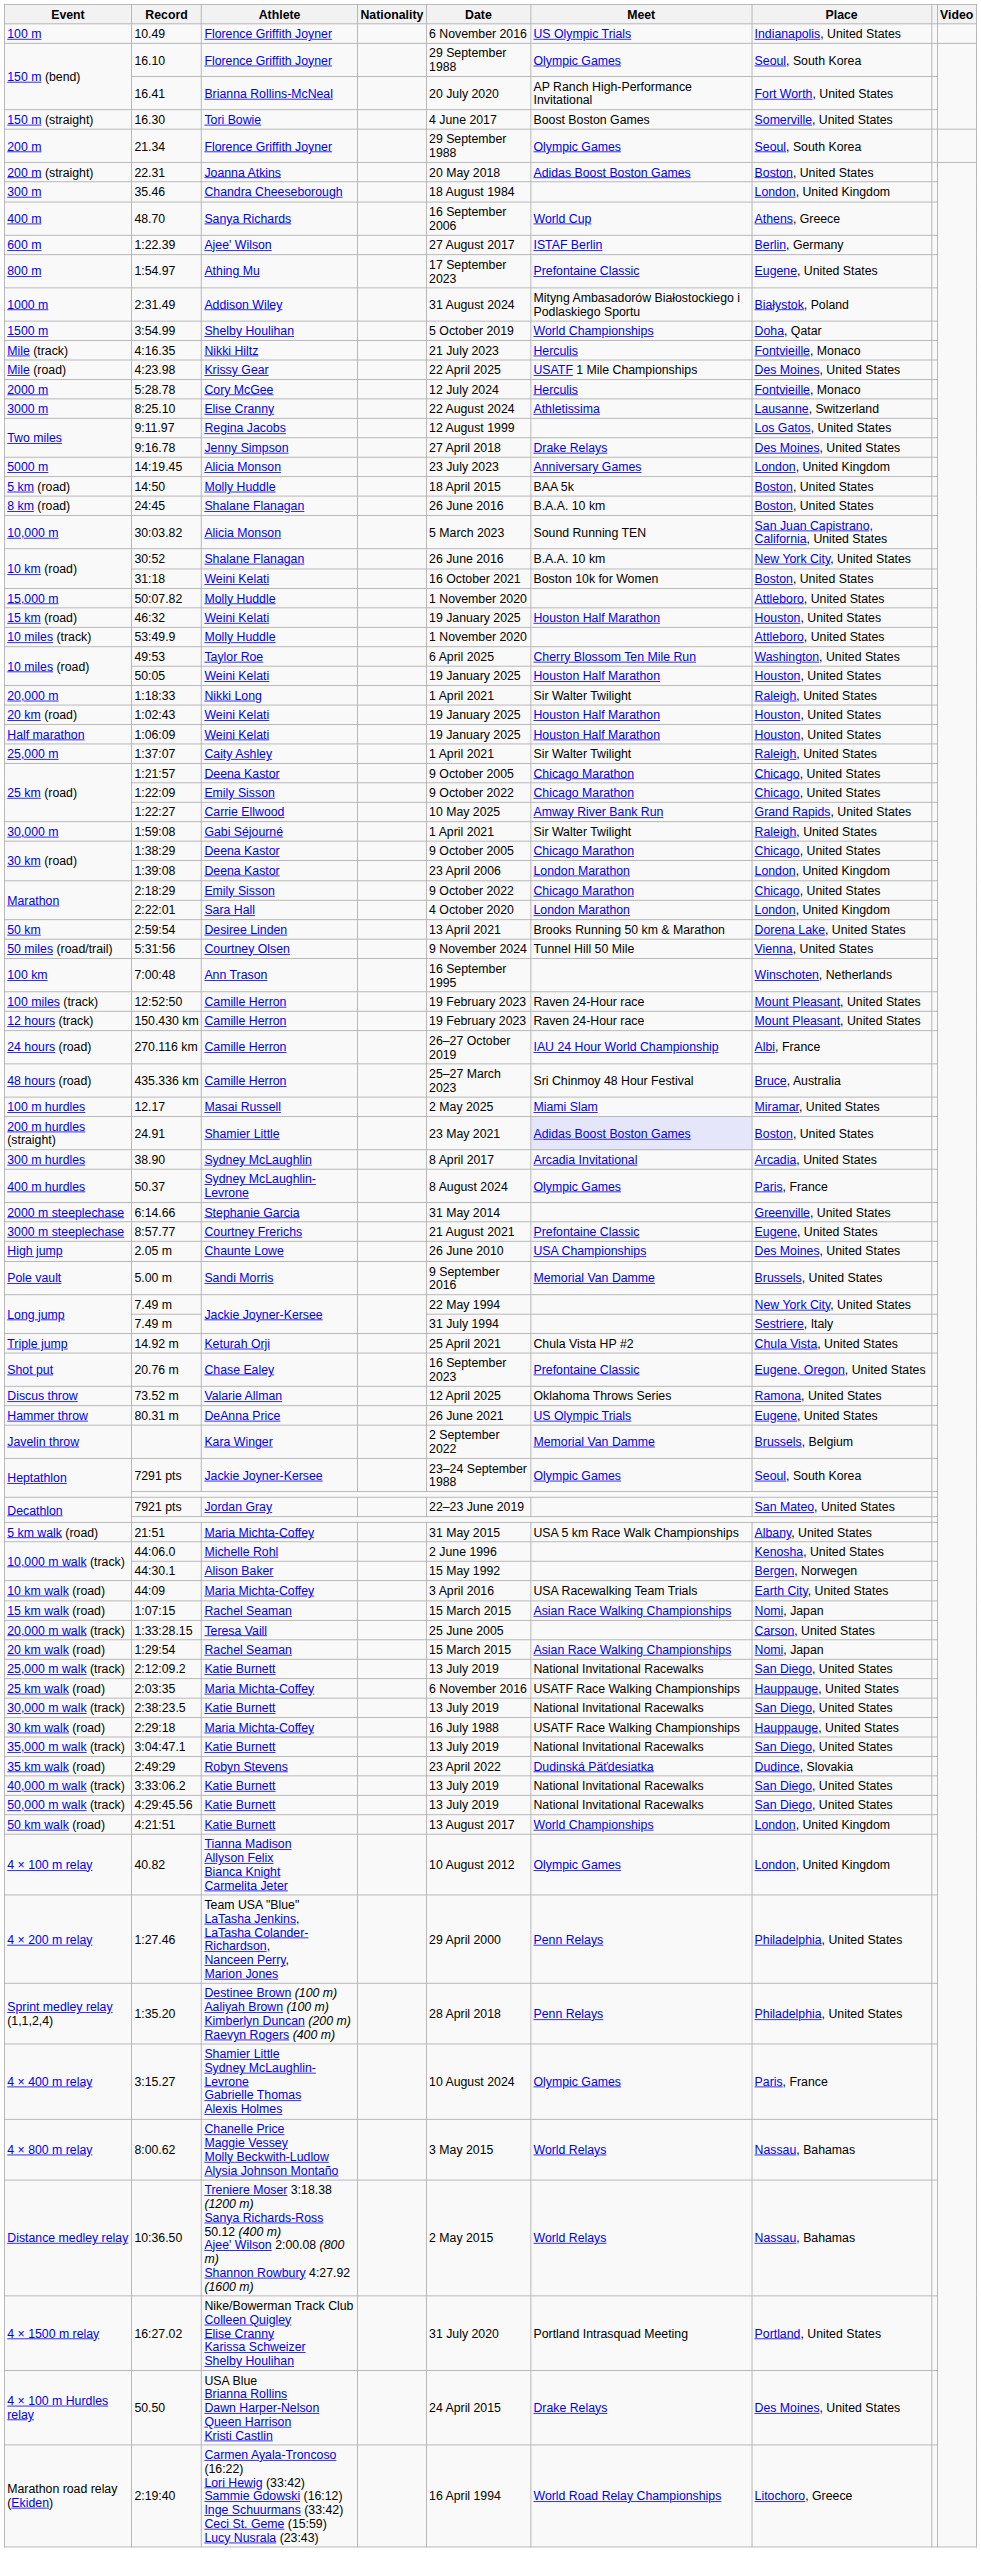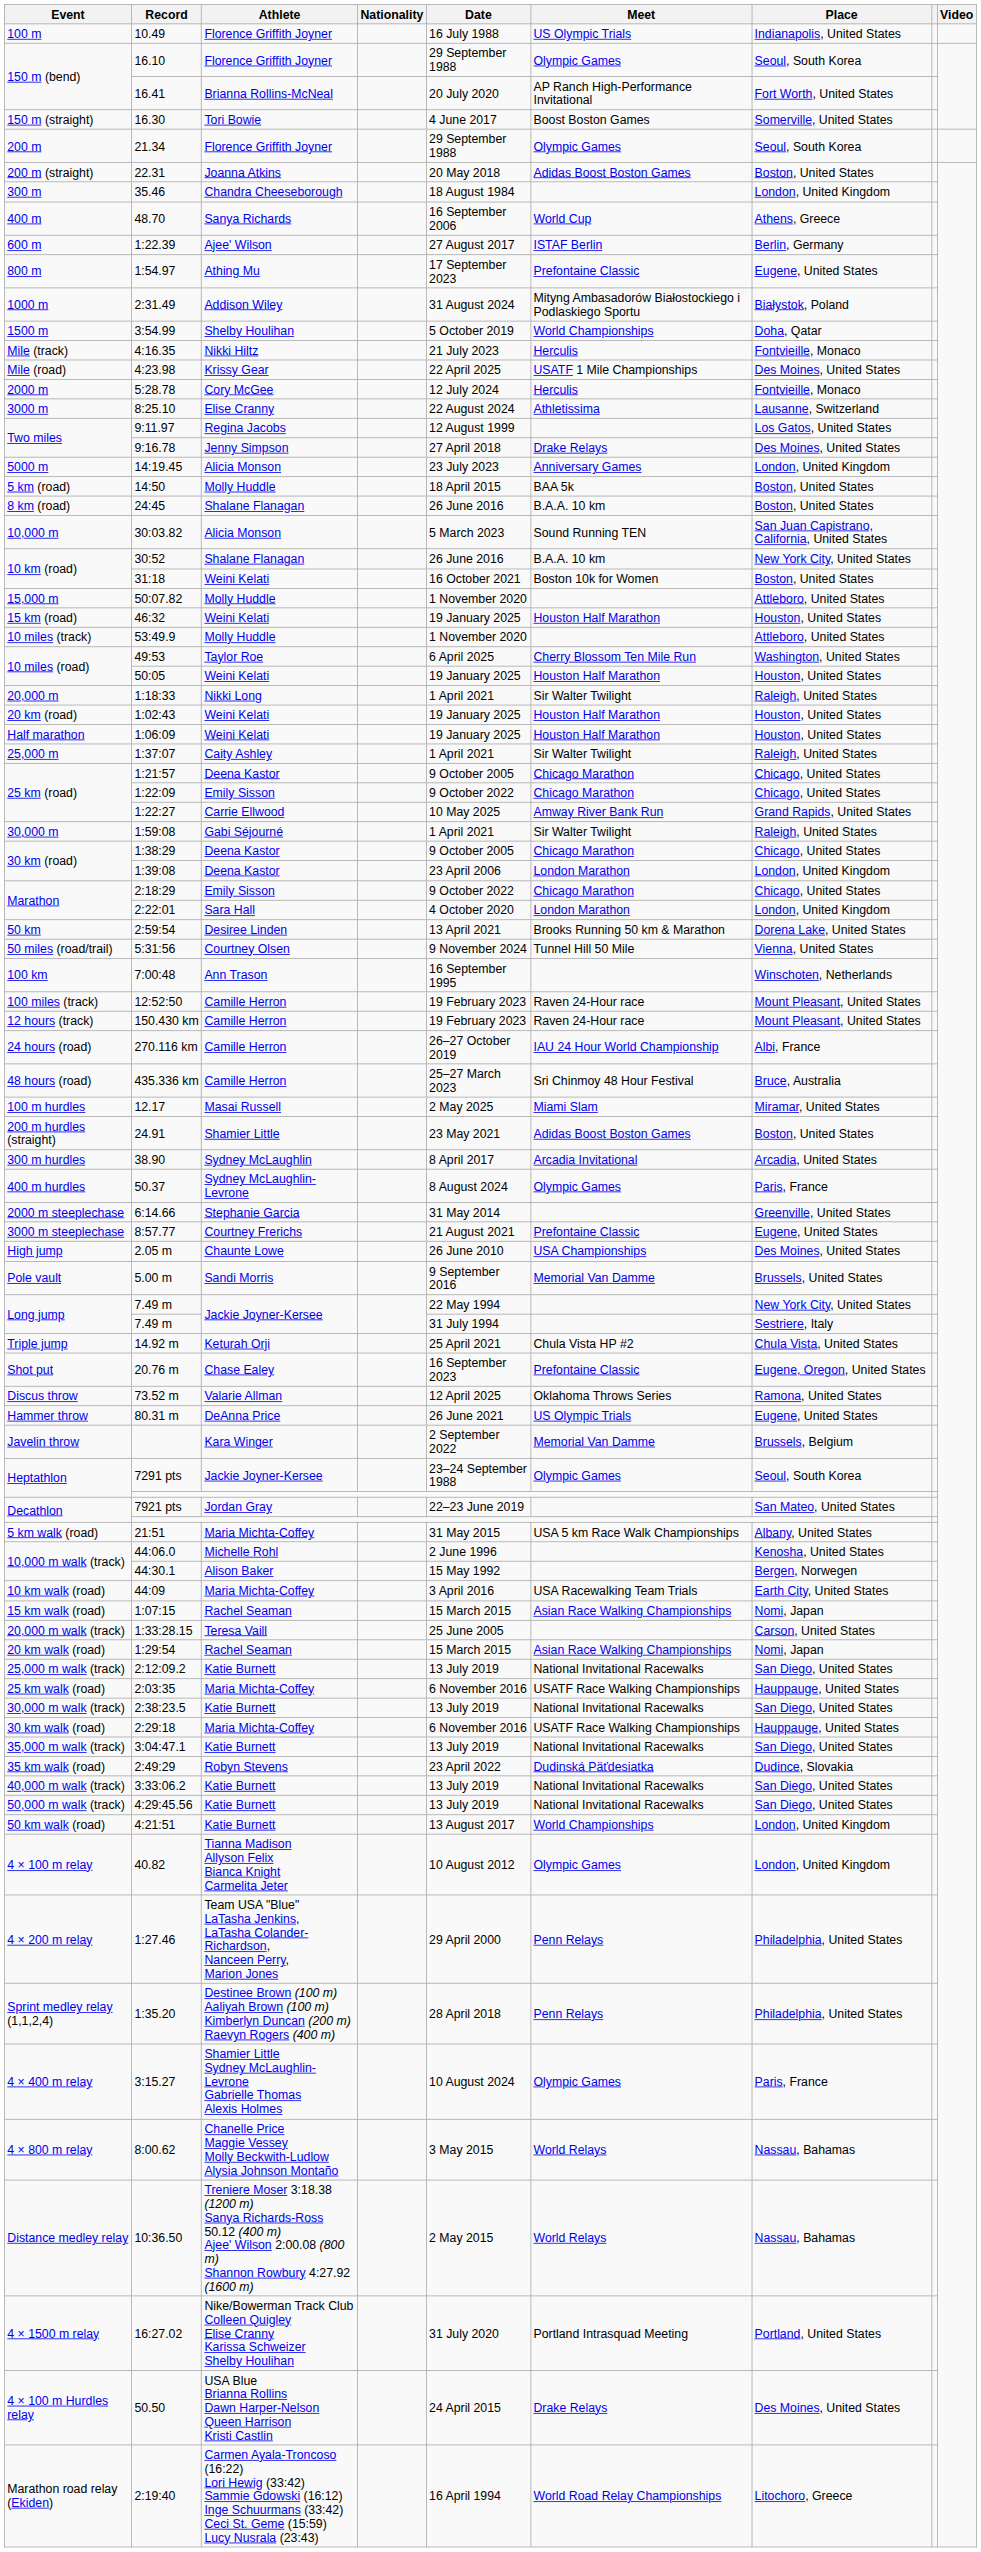(478, 34) 6 November 2016 -> (464, 34) 16 July 1988
(612, 1133) lavender background -> (612, 1133) no background
(464, 1727) 16 July 1988 -> (478, 1727) 6 November 2016
